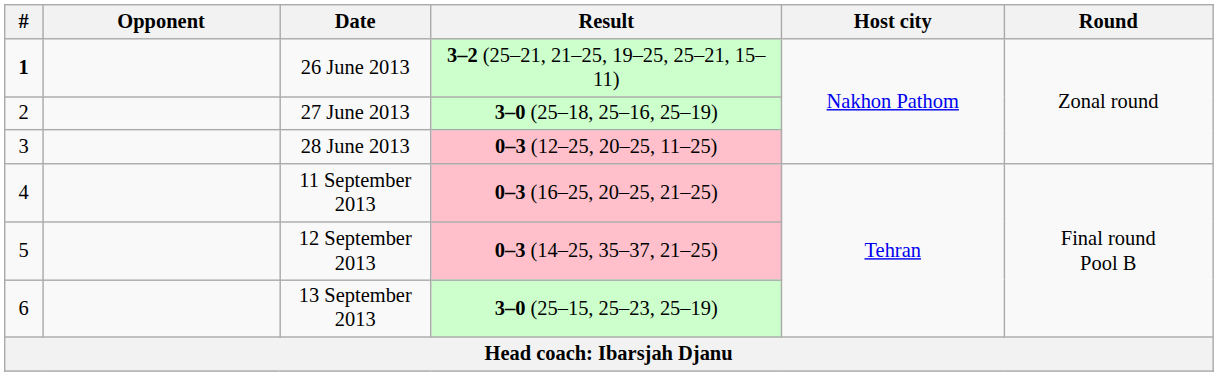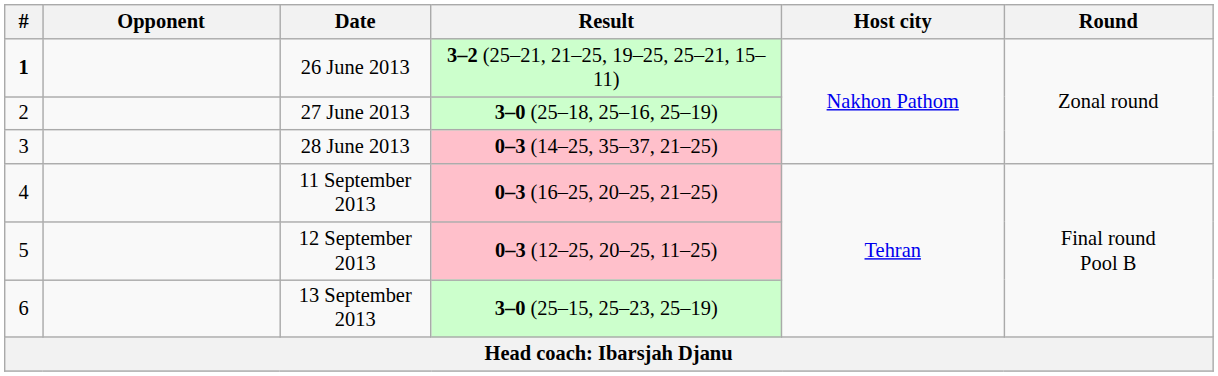(606, 147) 0–3 (12–25, 20–25, 11–25) -> (606, 147) 0–3 (14–25, 35–37, 21–25)
(606, 250) 0–3 (14–25, 35–37, 21–25) -> (606, 250) 0–3 (12–25, 20–25, 11–25)
